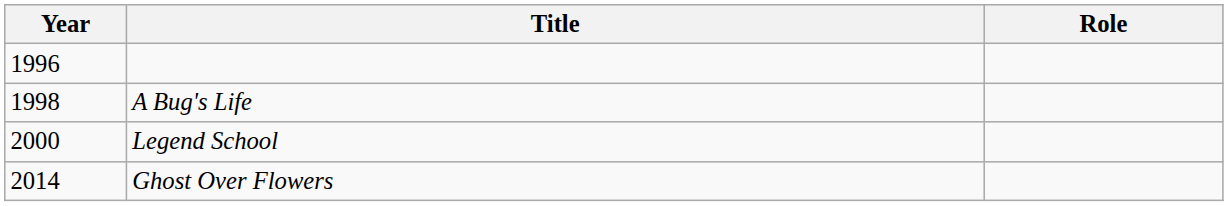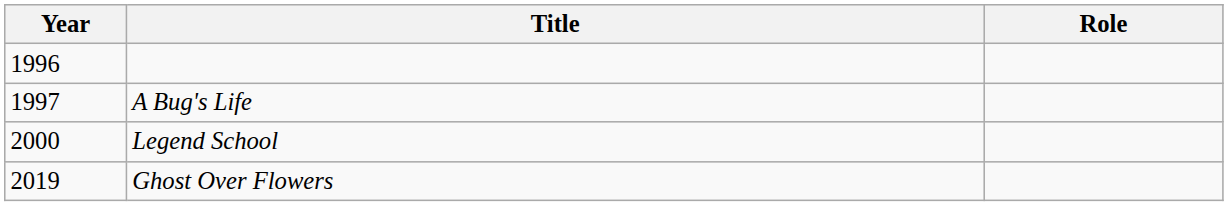(35, 102) 1998 -> (35, 102) 1997
(35, 180) 2014 -> (35, 180) 2019
